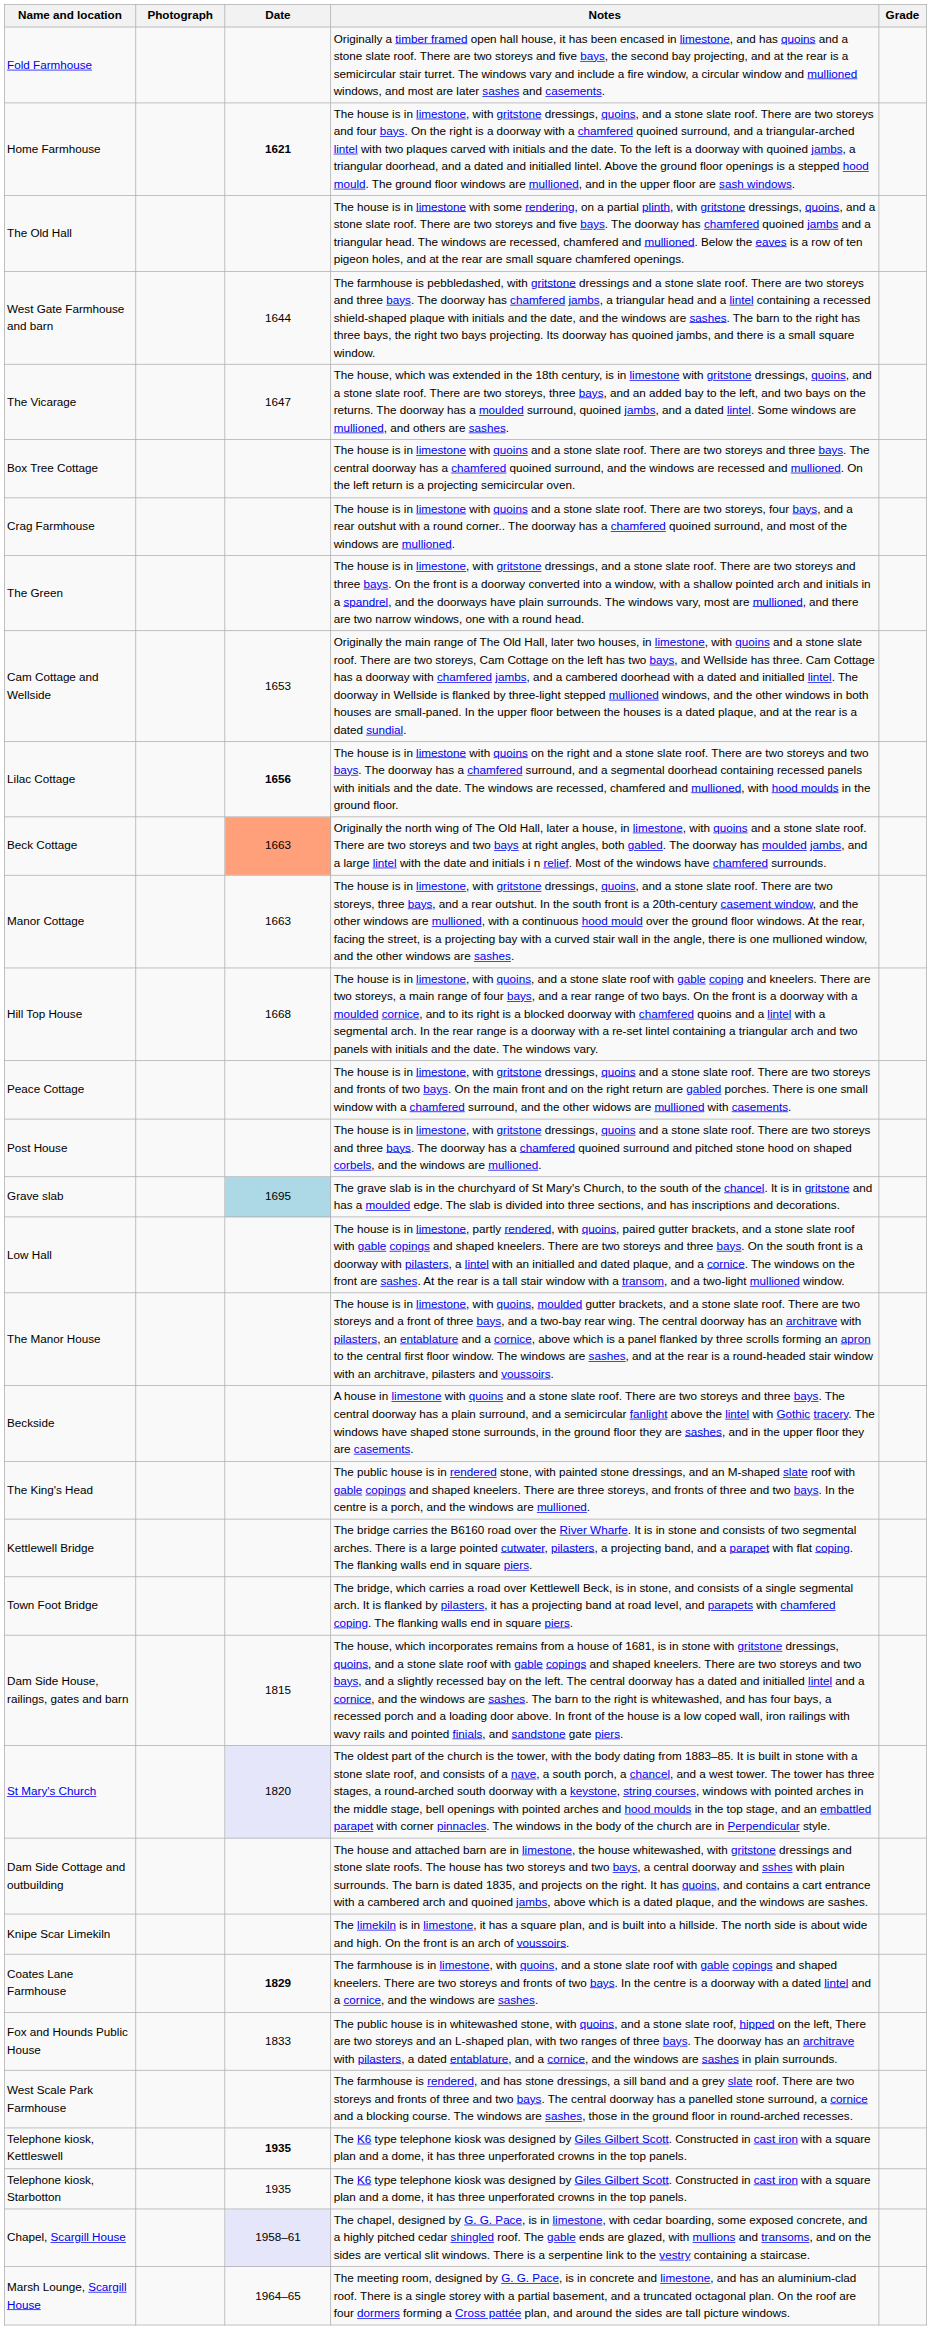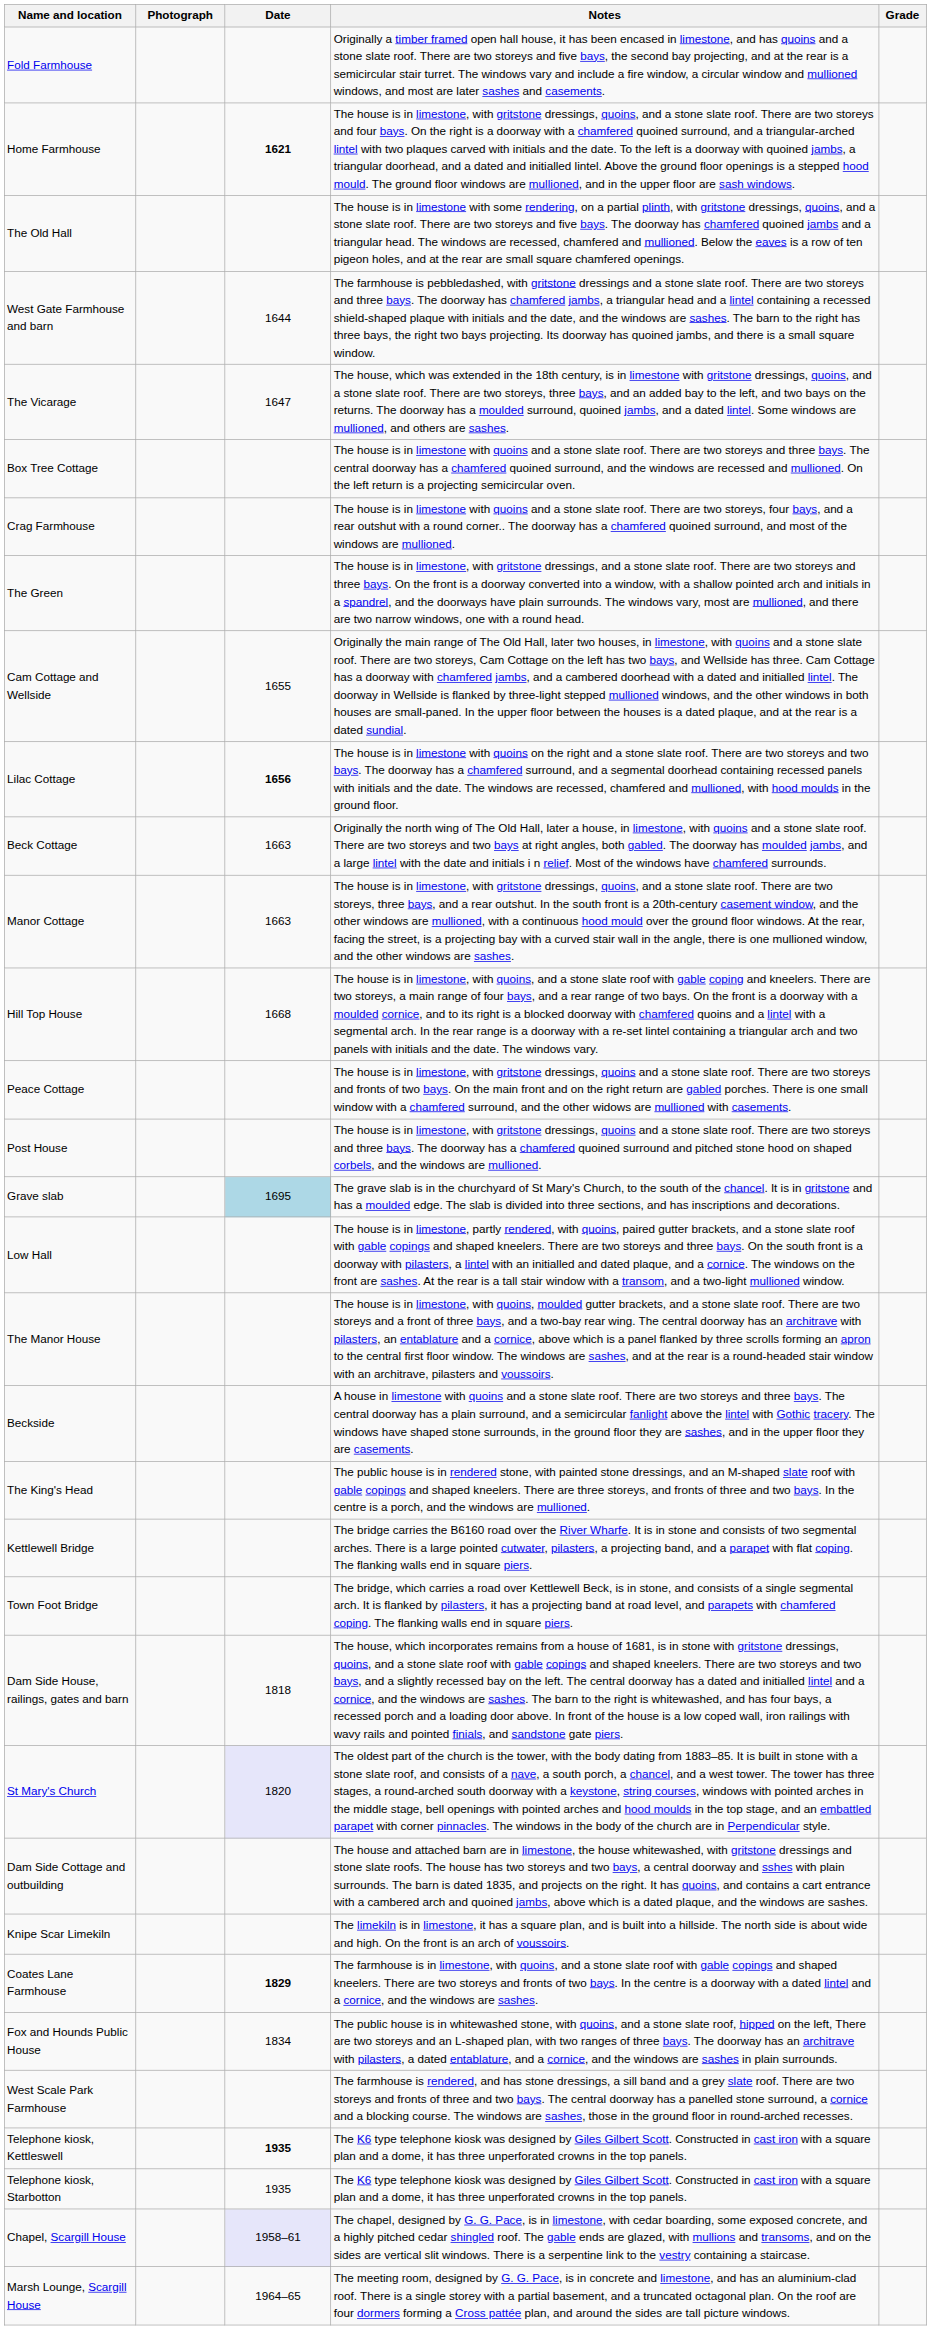(278, 686) 1653 -> (278, 686) 1655
(278, 846) lightsalmon background -> (278, 846) no background
(278, 1690) 1815 -> (278, 1690) 1818
(278, 2041) 1833 -> (278, 2041) 1834
